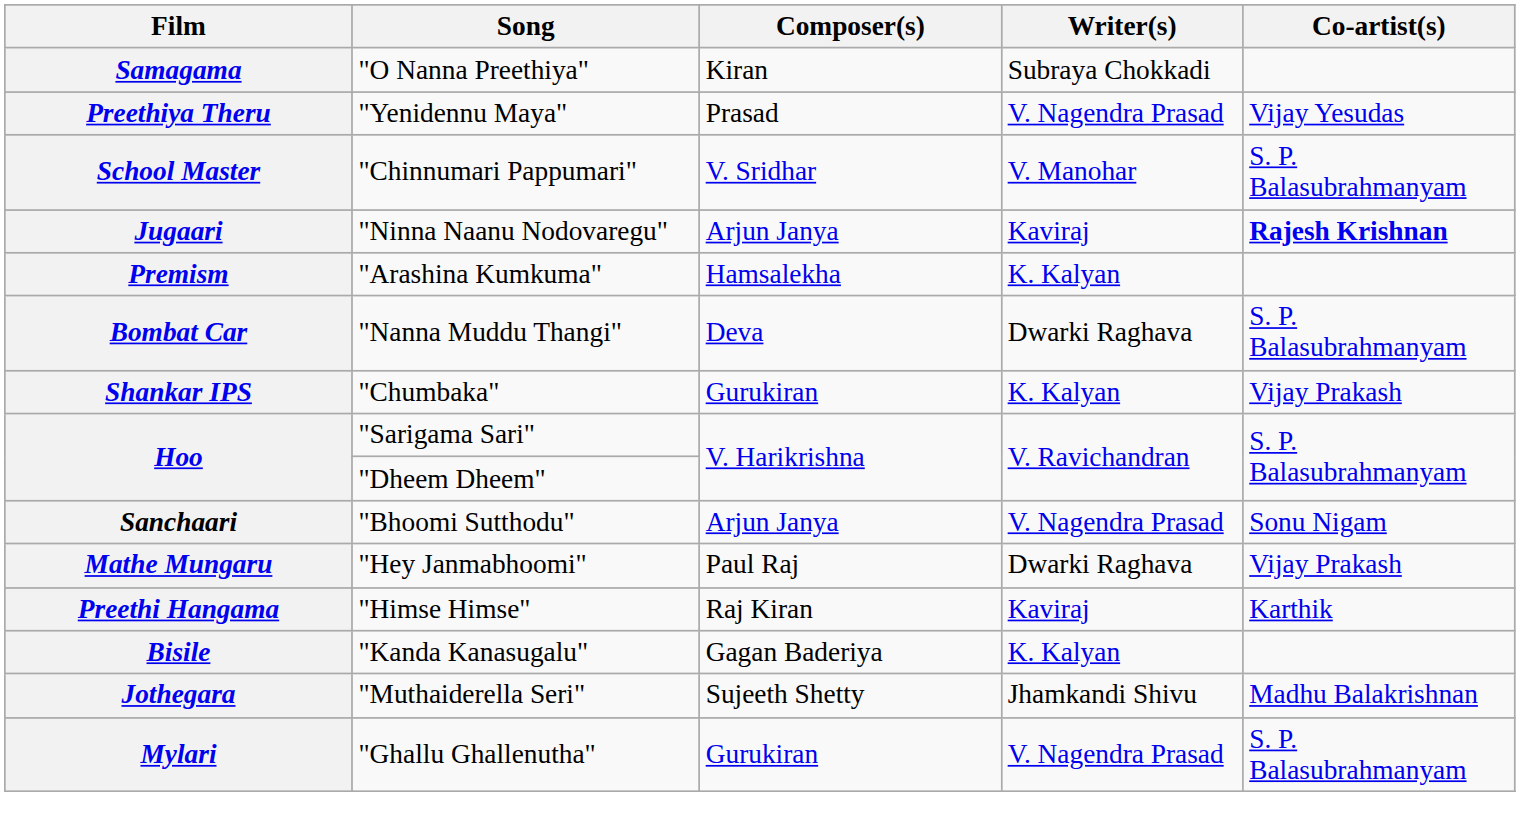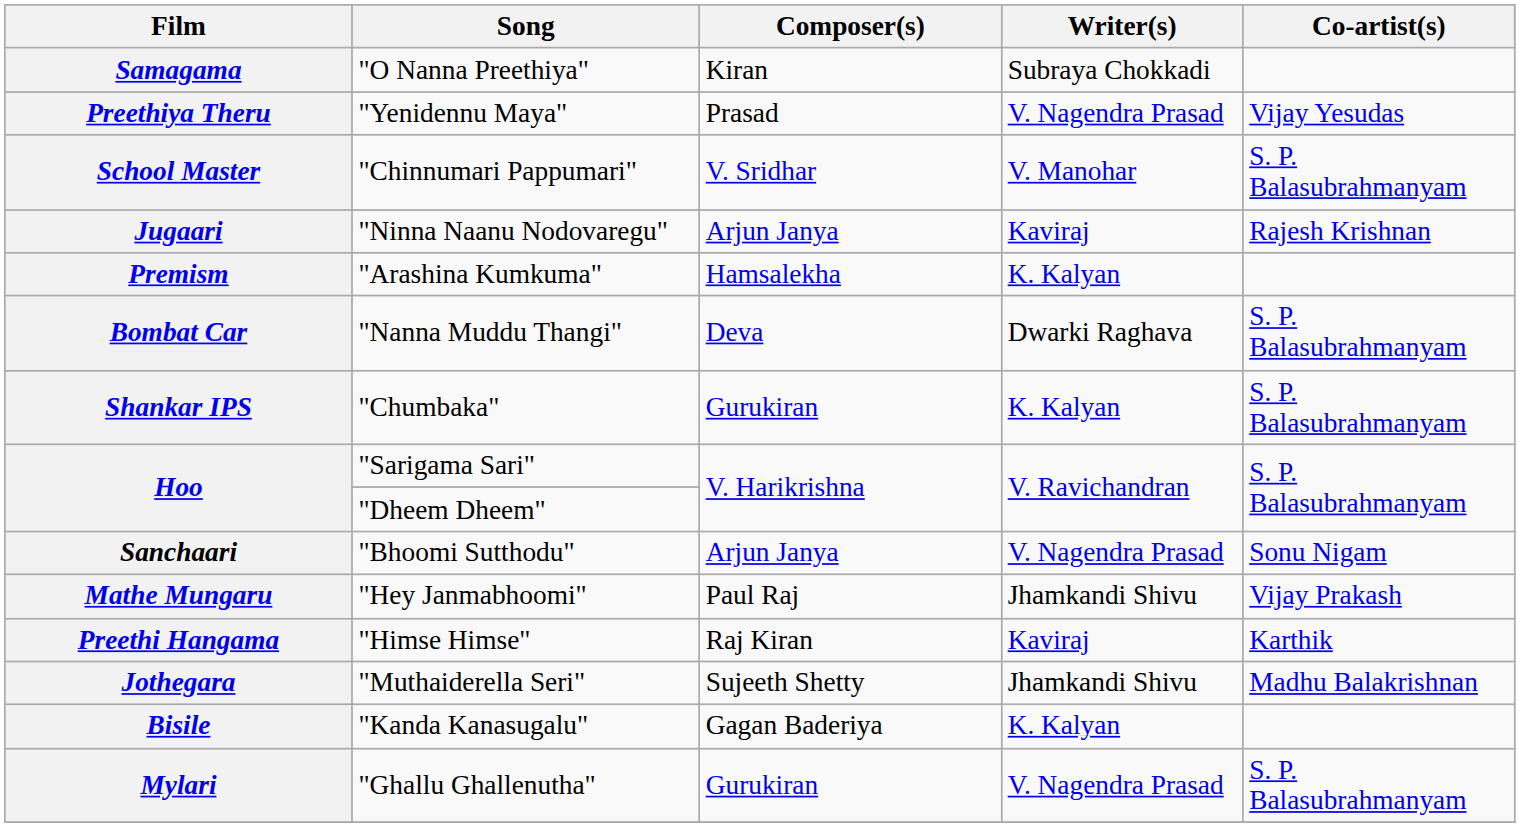(1348, 230) bold -> (1340, 230) normal
(1326, 391) Vijay Prakash -> (1358, 406) S. P. Balasubrahmanyam
(1100, 565) Dwarki Raghava -> (1102, 595) Jhamkandi Shivu
rows swapped: (178, 695) <-> (178, 651)
